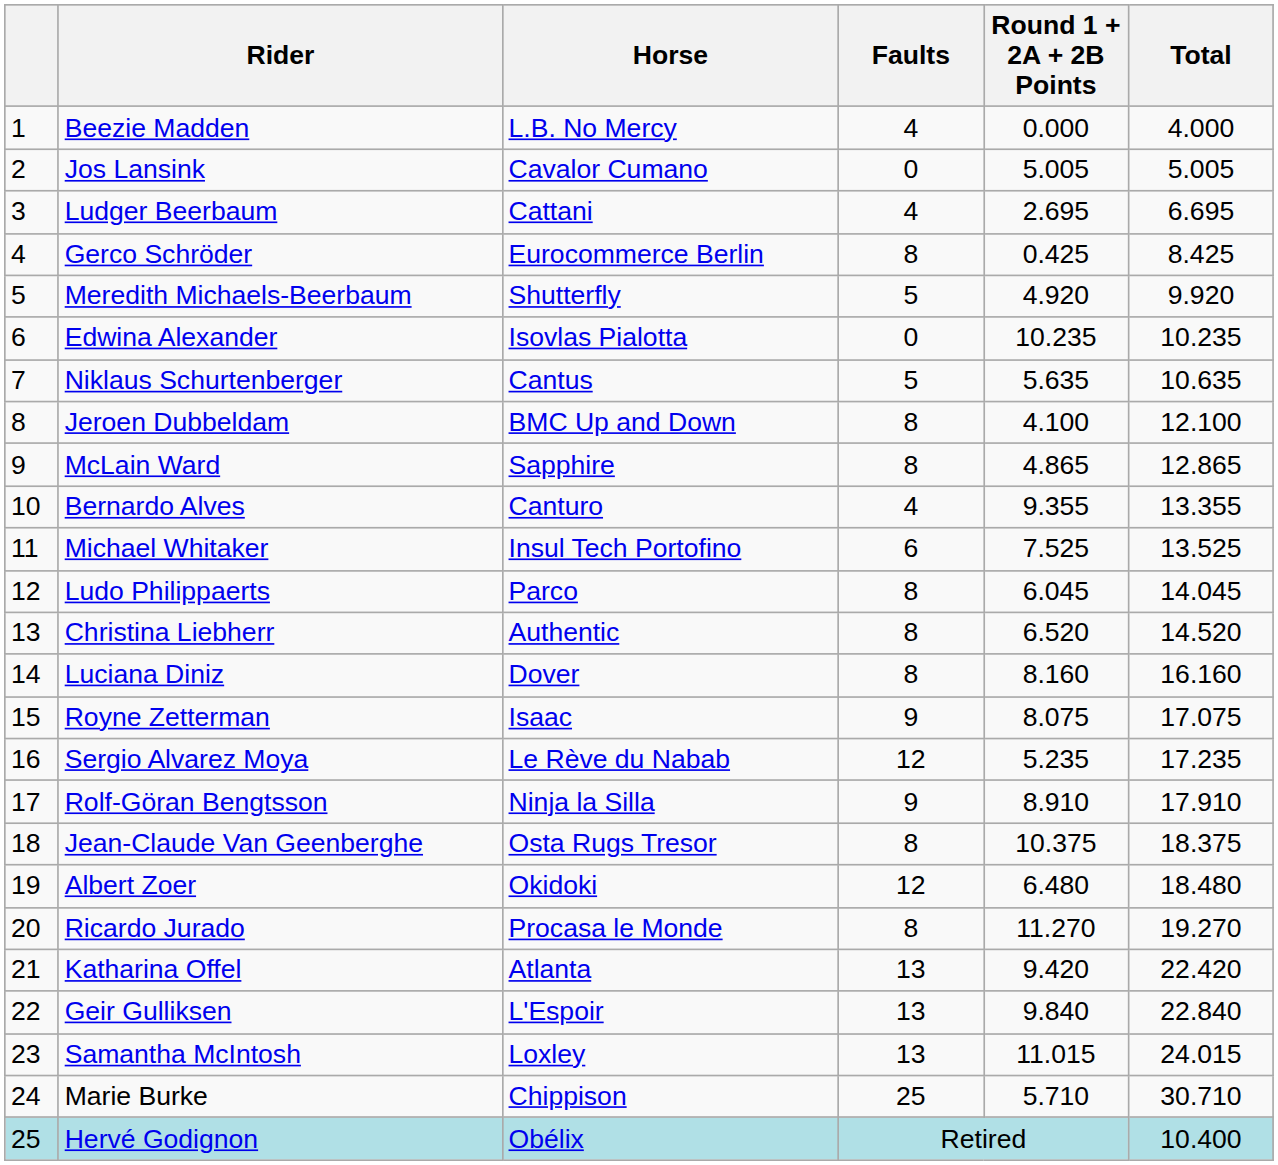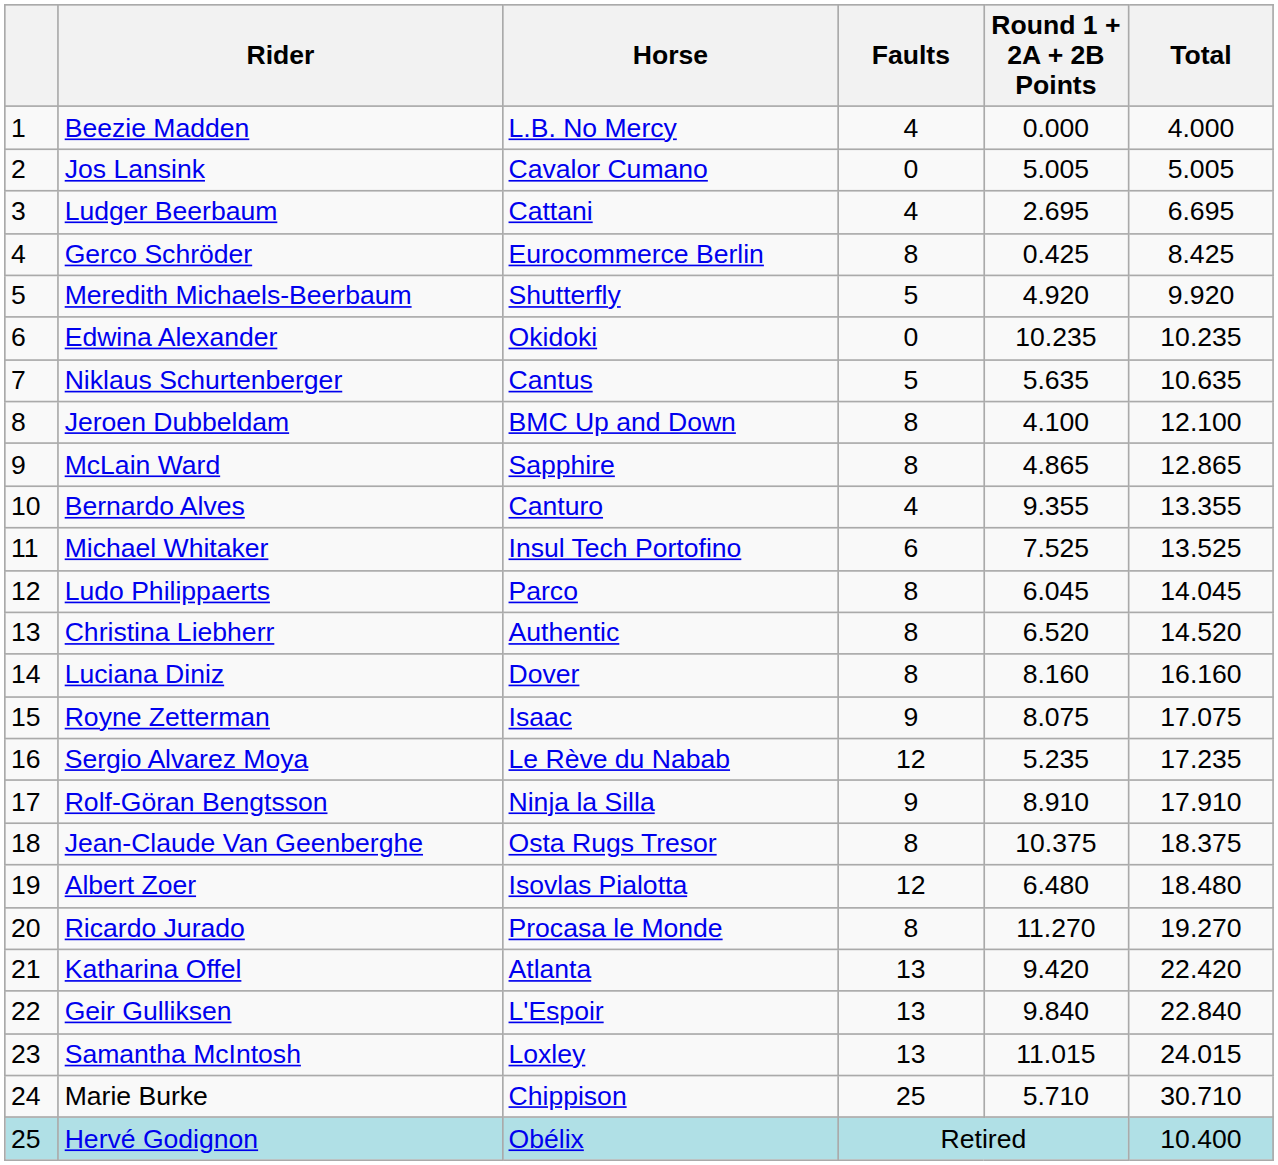(598, 338) Isovlas Pialotta -> (553, 338) Okidoki
(553, 885) Okidoki -> (598, 885) Isovlas Pialotta
